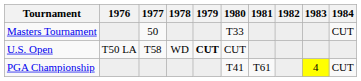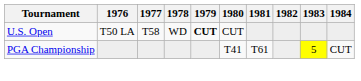- row: (52, 31)
(316, 67) 4 -> (314, 49) 5
